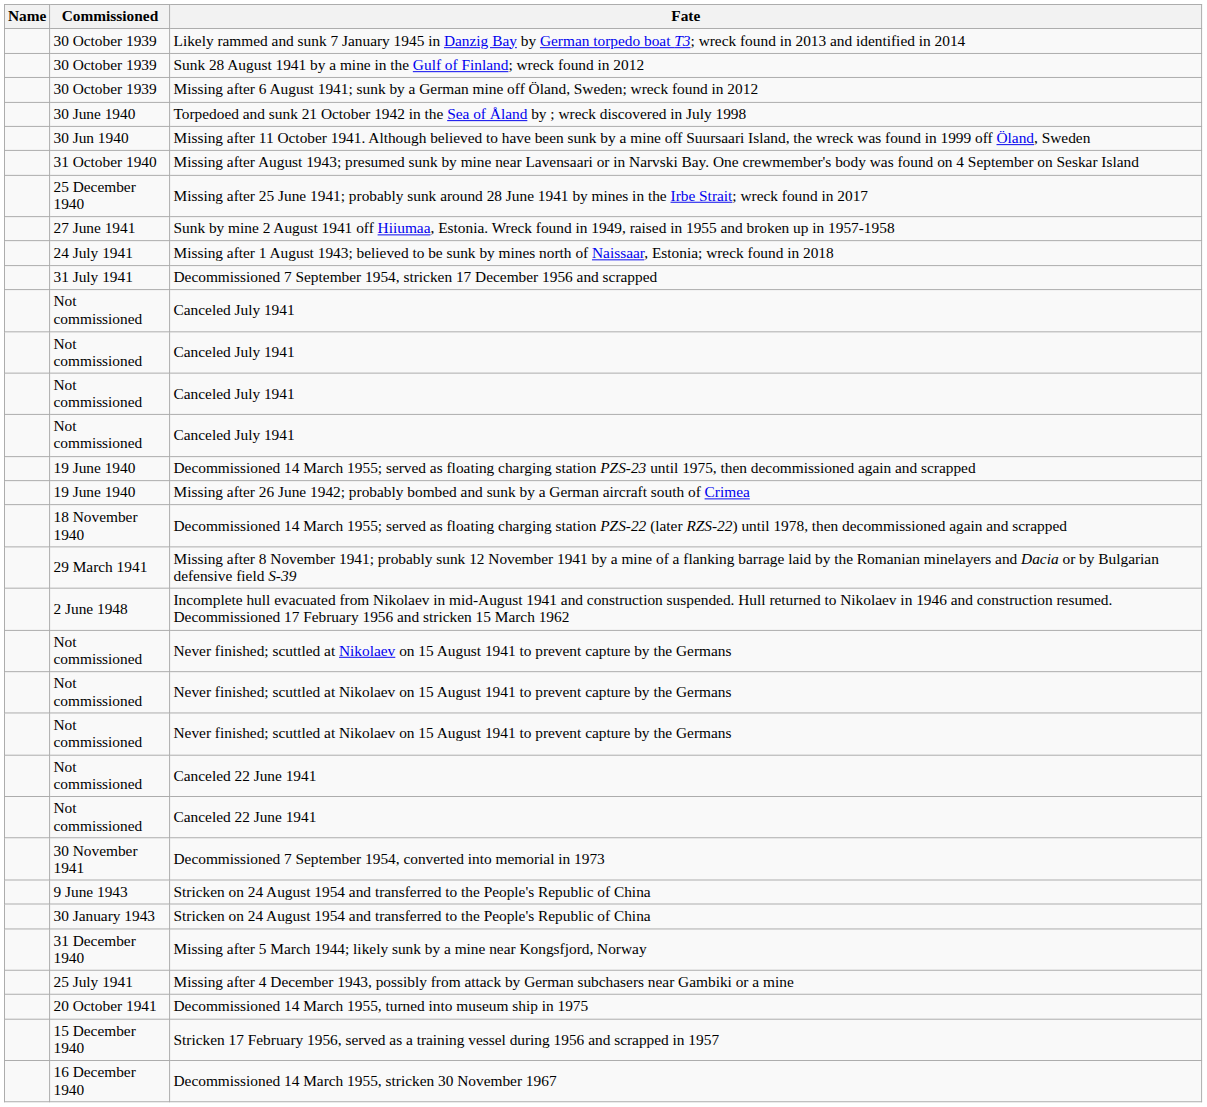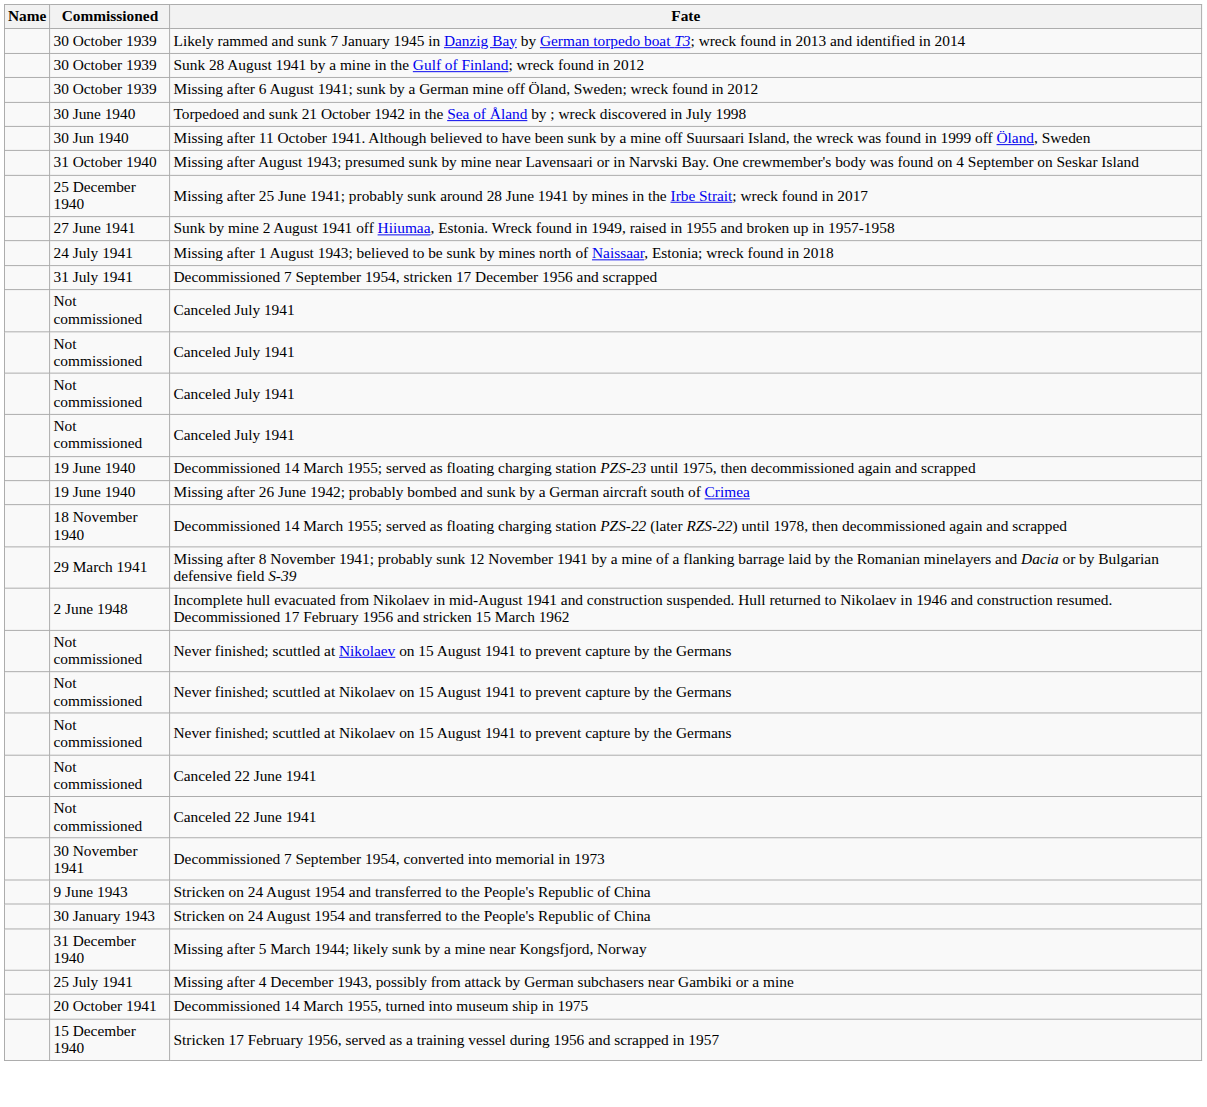- row: (95, 1081)
